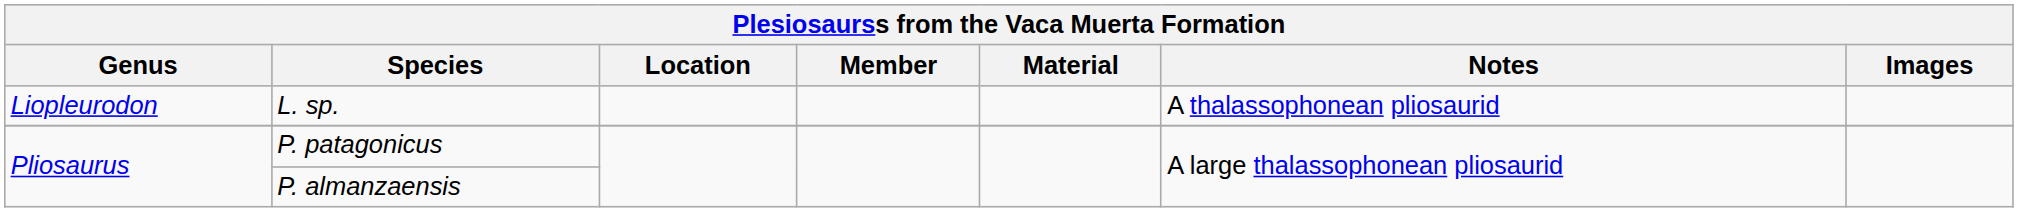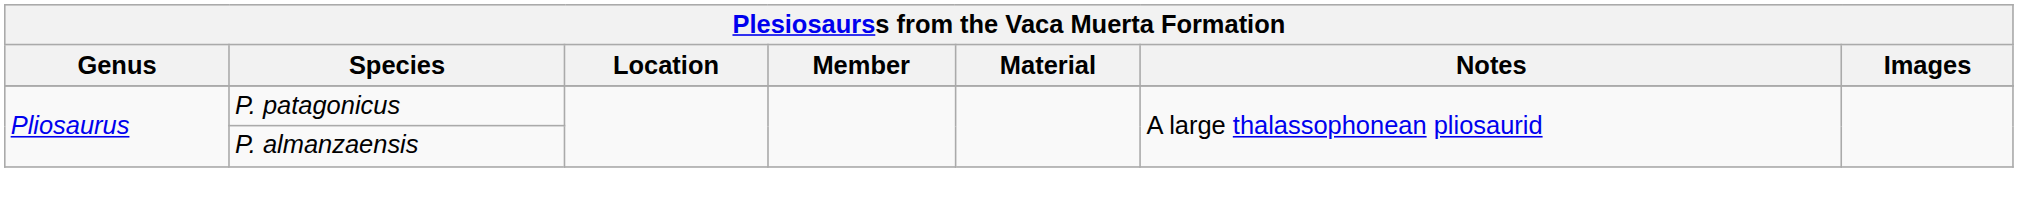- row: (308, 105)
